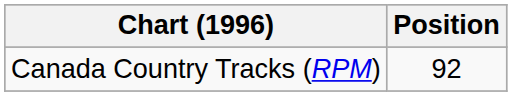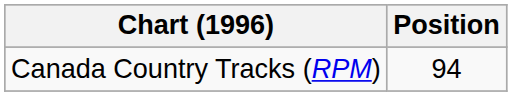(447, 68) 92 -> (447, 68) 94
